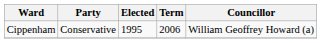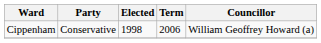(131, 29) 1995 -> (131, 29) 1998
